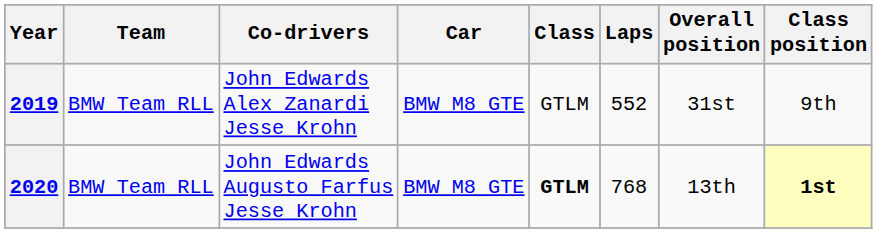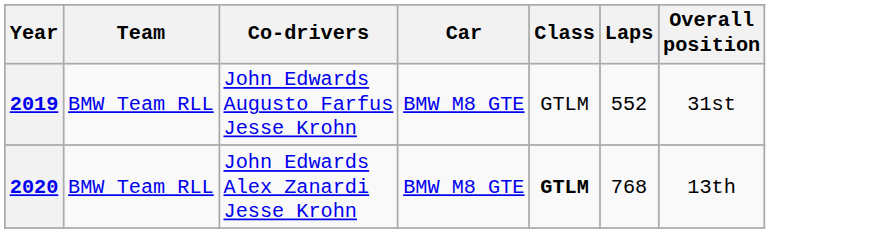- column: (818, 34)
(296, 104) John Edwards Alex Zanardi Jesse Krohn -> (308, 104) John Edwards Augusto Farfus Jesse Krohn
(308, 186) John Edwards Augusto Farfus Jesse Krohn -> (296, 186) John Edwards Alex Zanardi Jesse Krohn
